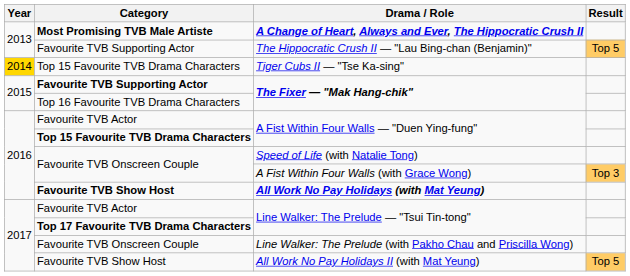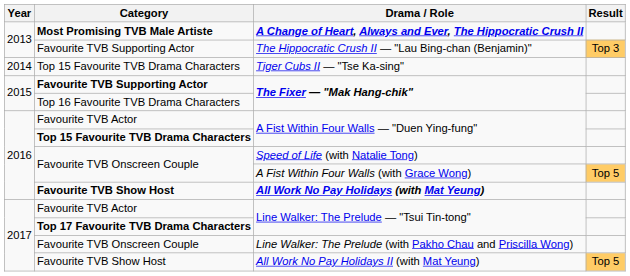(606, 48) Top 5 -> (606, 48) Top 3
(19, 66) gold background -> (19, 66) no background
(606, 173) Top 3 -> (606, 173) Top 5
